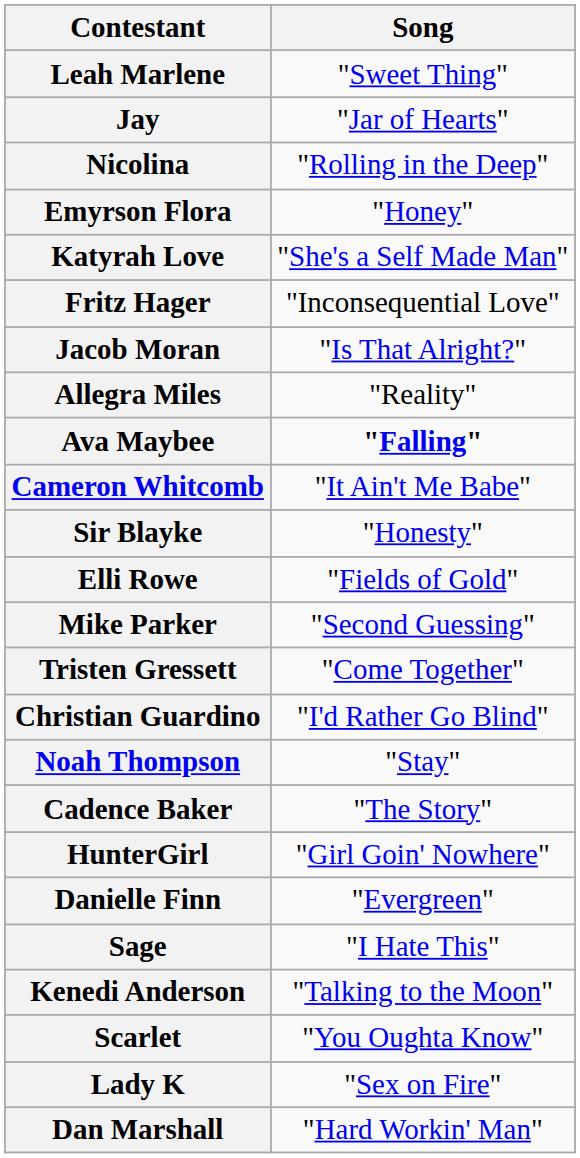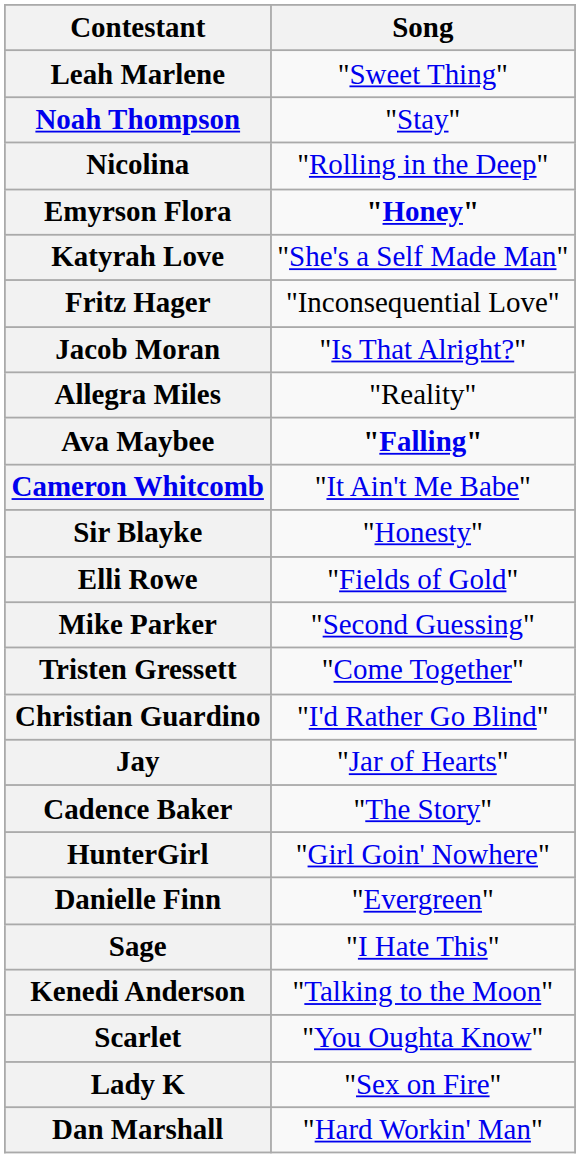rows swapped: (138, 119) <-> (138, 762)
(423, 211) normal -> (423, 211) bold
